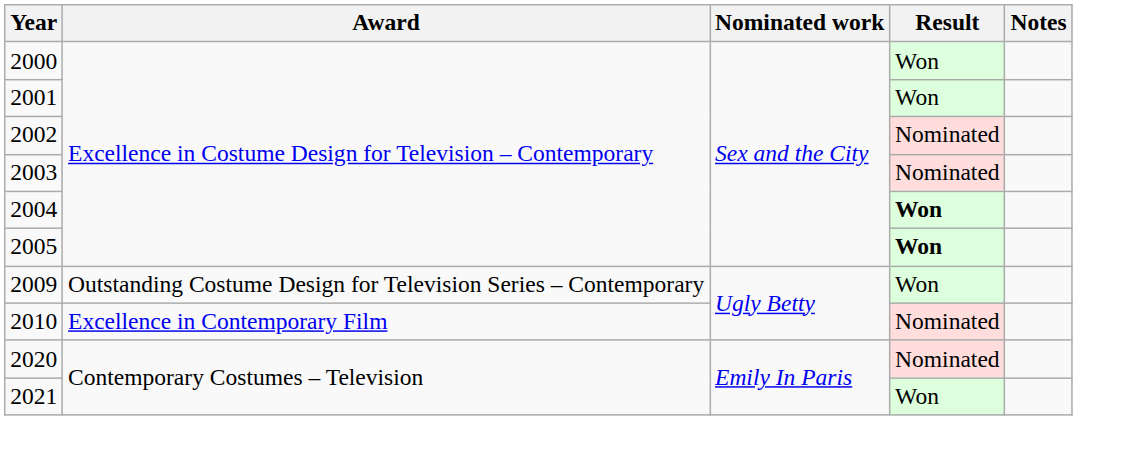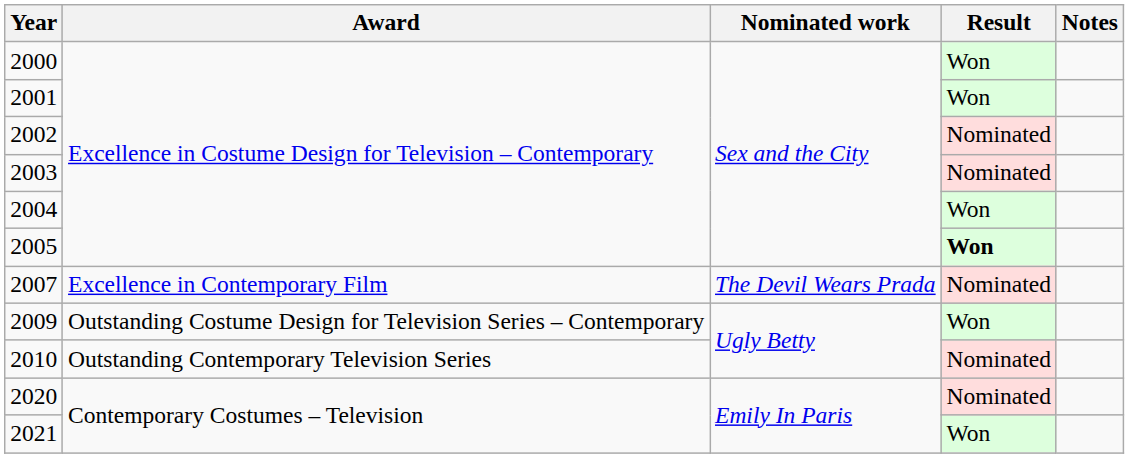(919, 209) bold -> (968, 209) normal
+ row: (34, 284)
(228, 321) Excellence in Contemporary Film -> (280, 358) Outstanding Contemporary Television Series
